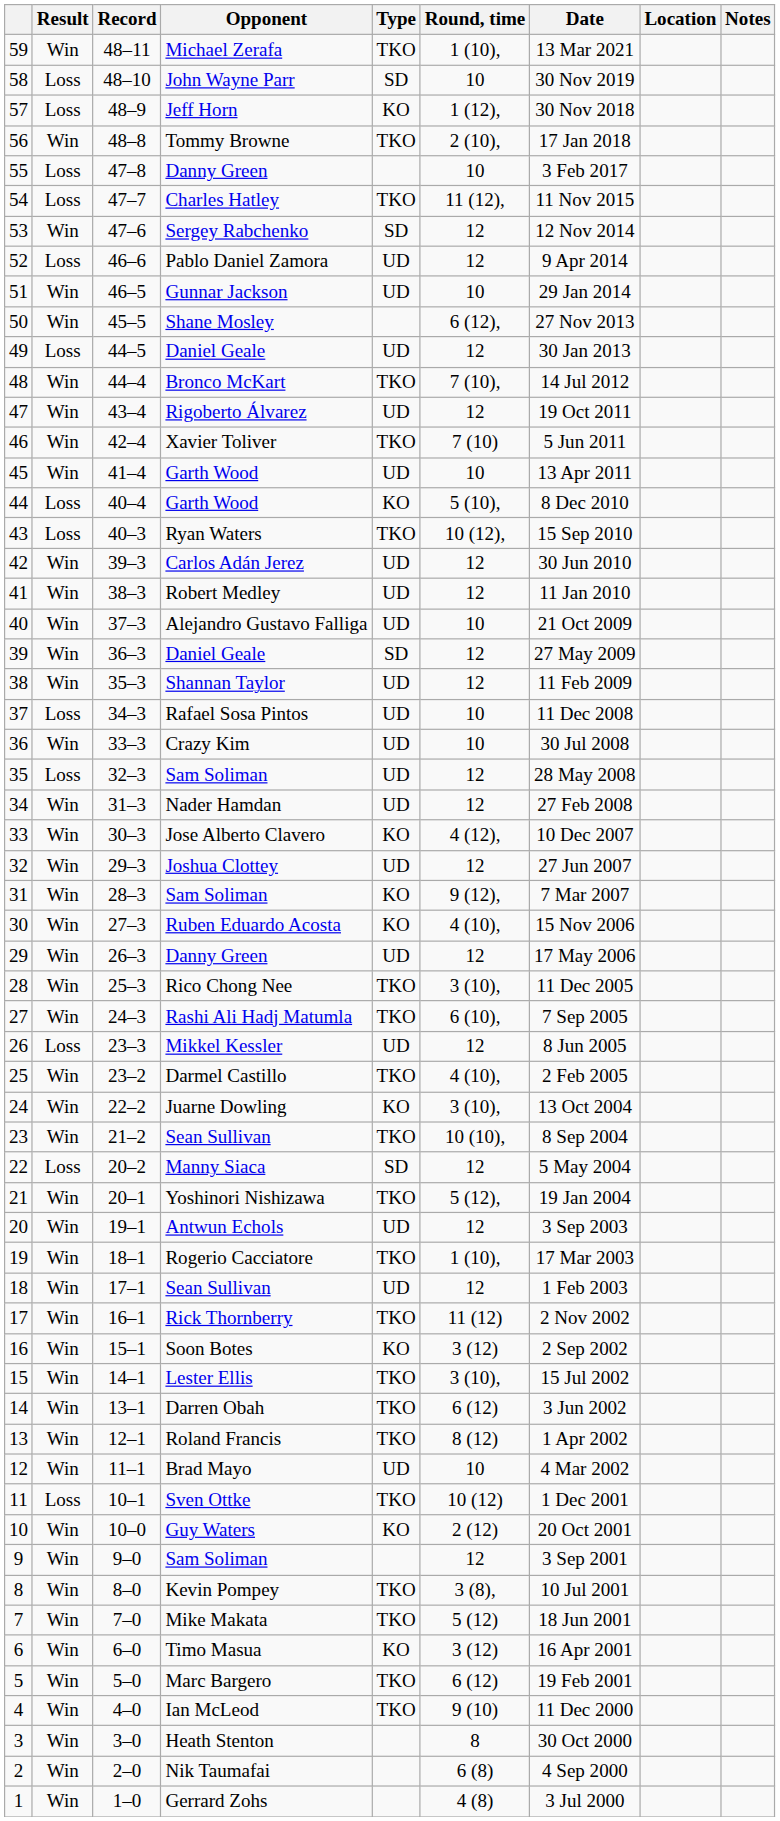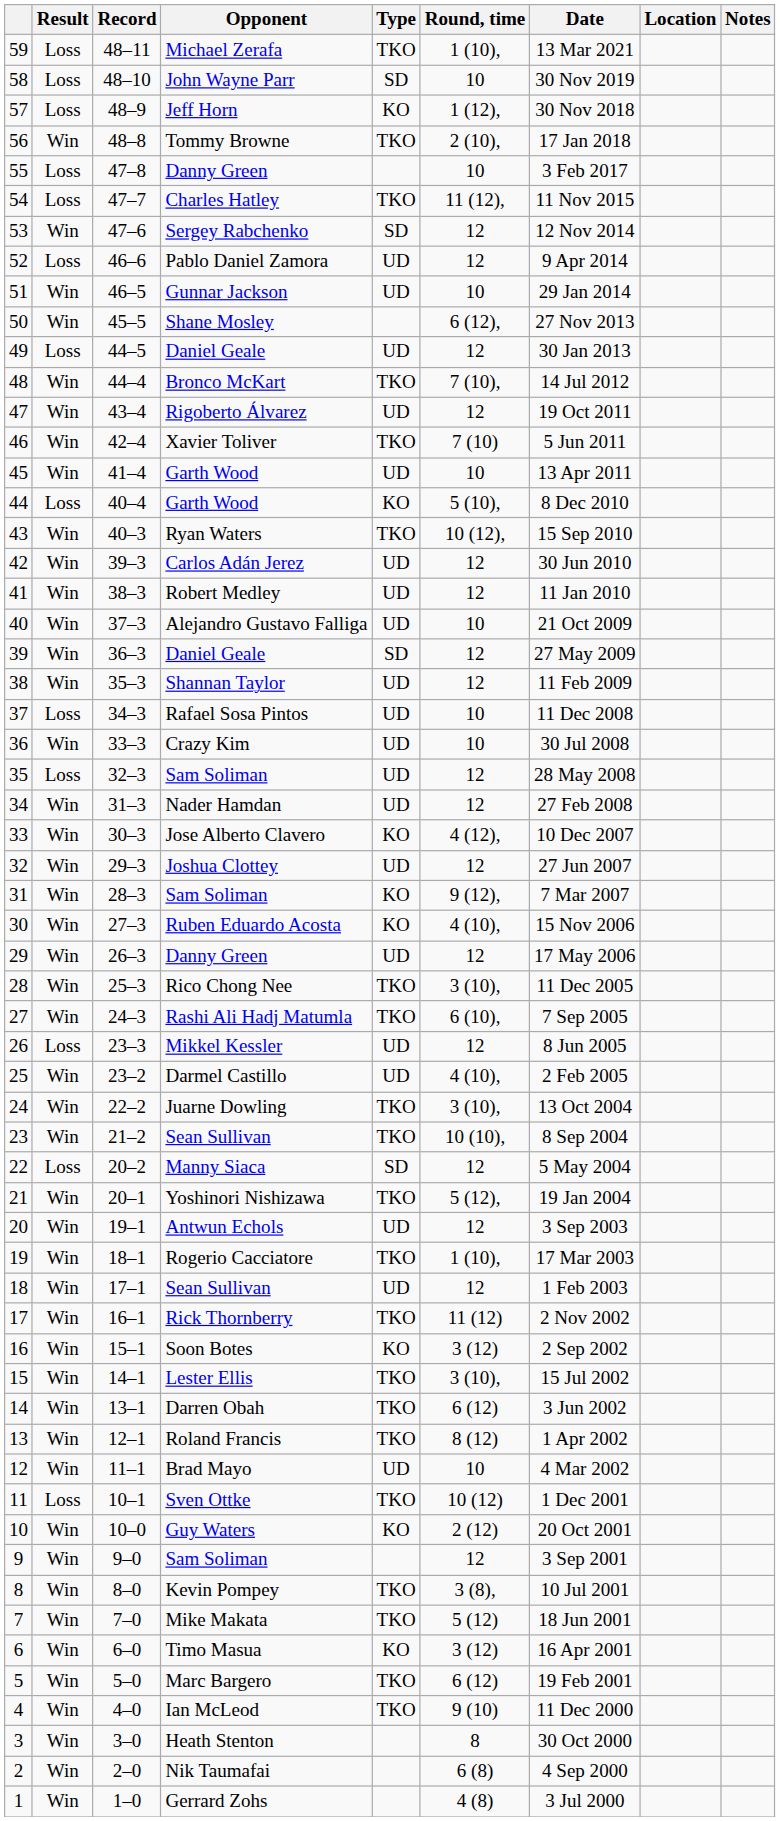(63, 49) Win -> (63, 49) Loss
(63, 532) Loss -> (63, 532) Win
(396, 1076) TKO -> (396, 1076) UD
(396, 1106) KO -> (396, 1106) TKO
